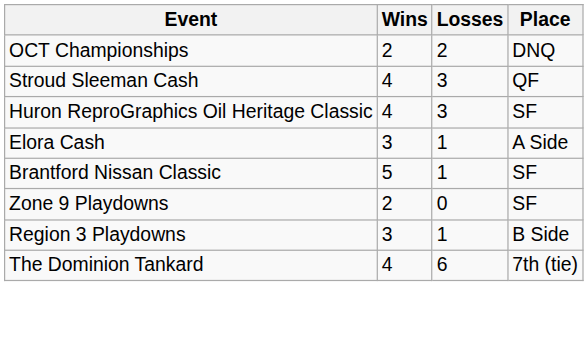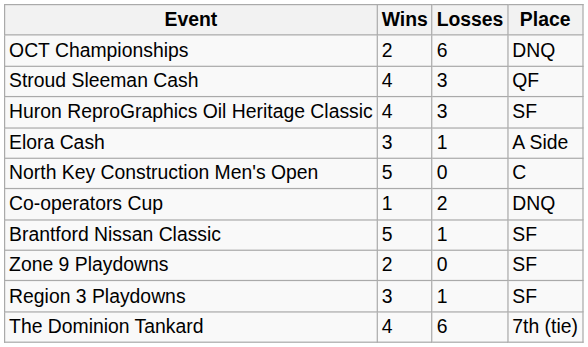(442, 50) 2 -> (442, 50) 6
+ row: (164, 173)
+ row: (86, 204)
(541, 234) B Side -> (525, 296) SF
